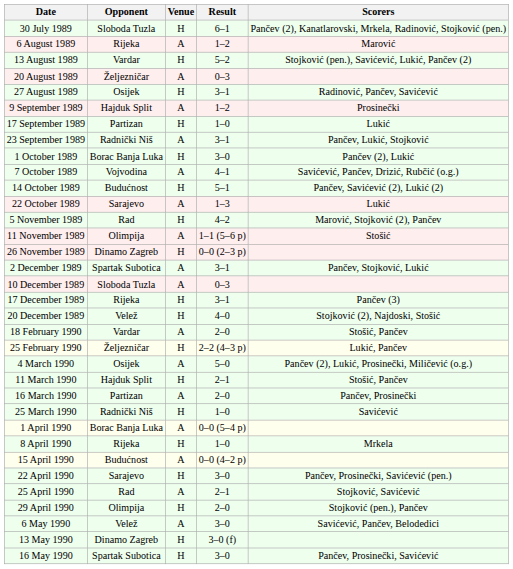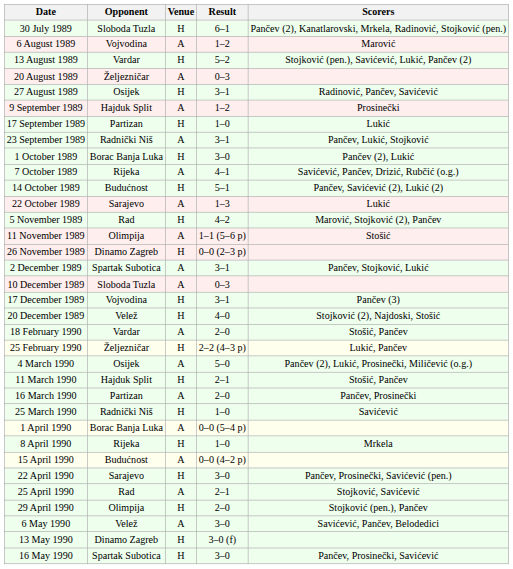(126, 44) Rijeka -> (126, 44) Vojvodina
(126, 172) Vojvodina -> (126, 172) Rijeka
(126, 300) Rijeka -> (126, 300) Vojvodina
